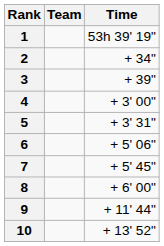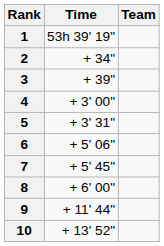columns swapped: (64, 15) <-> (122, 15)
